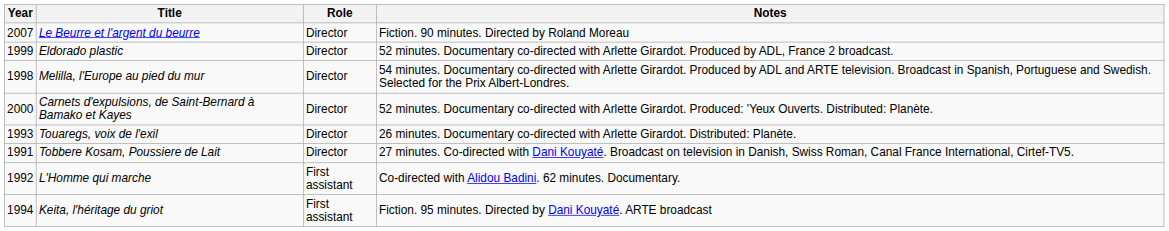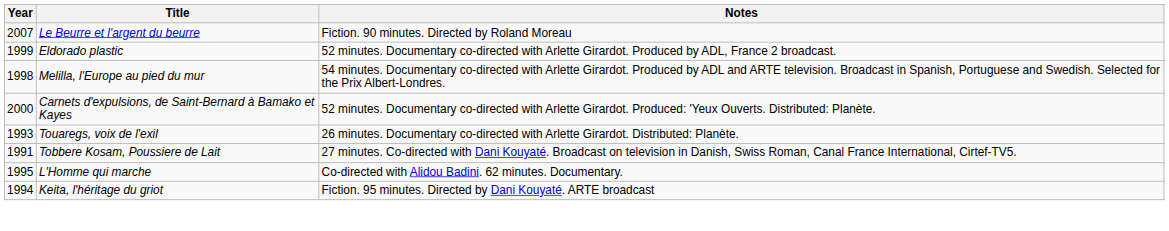- column: (340, 13)
(20, 178) 1992 -> (20, 171) 1995
